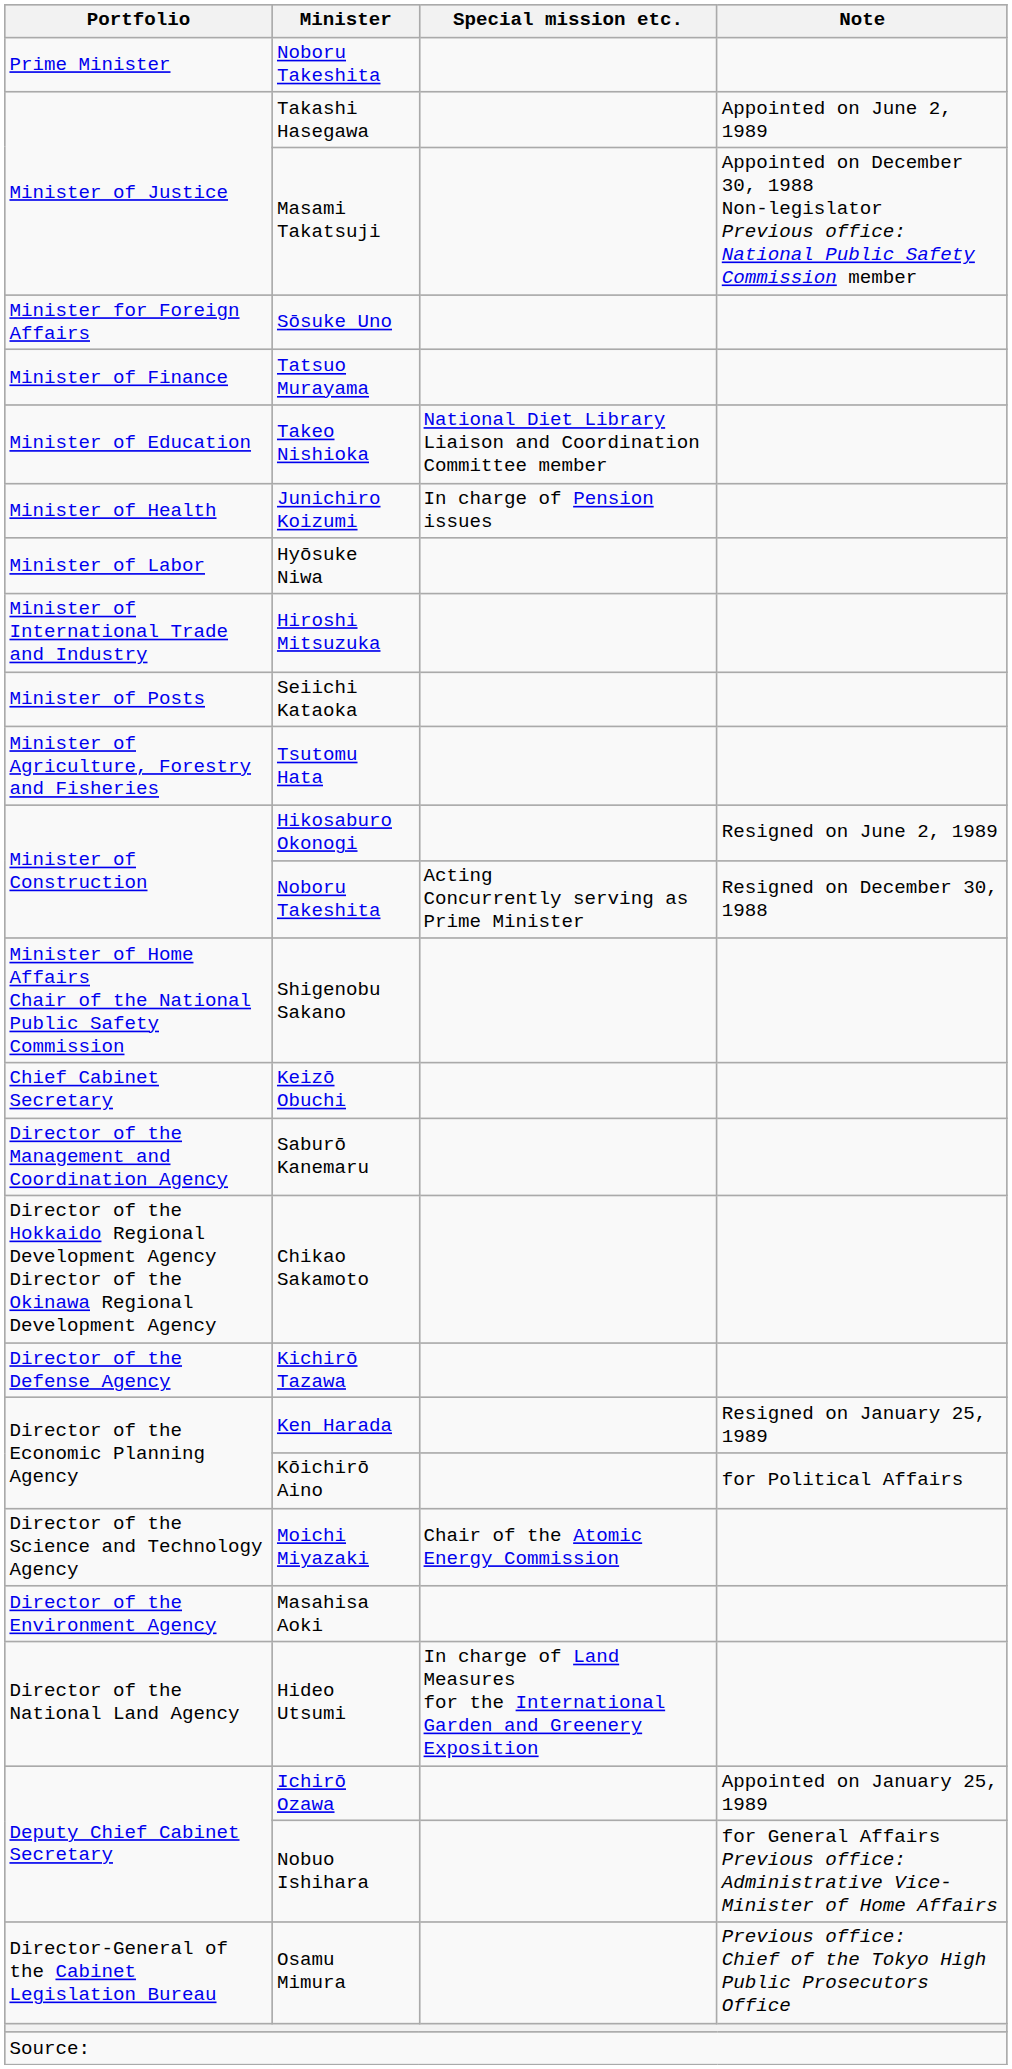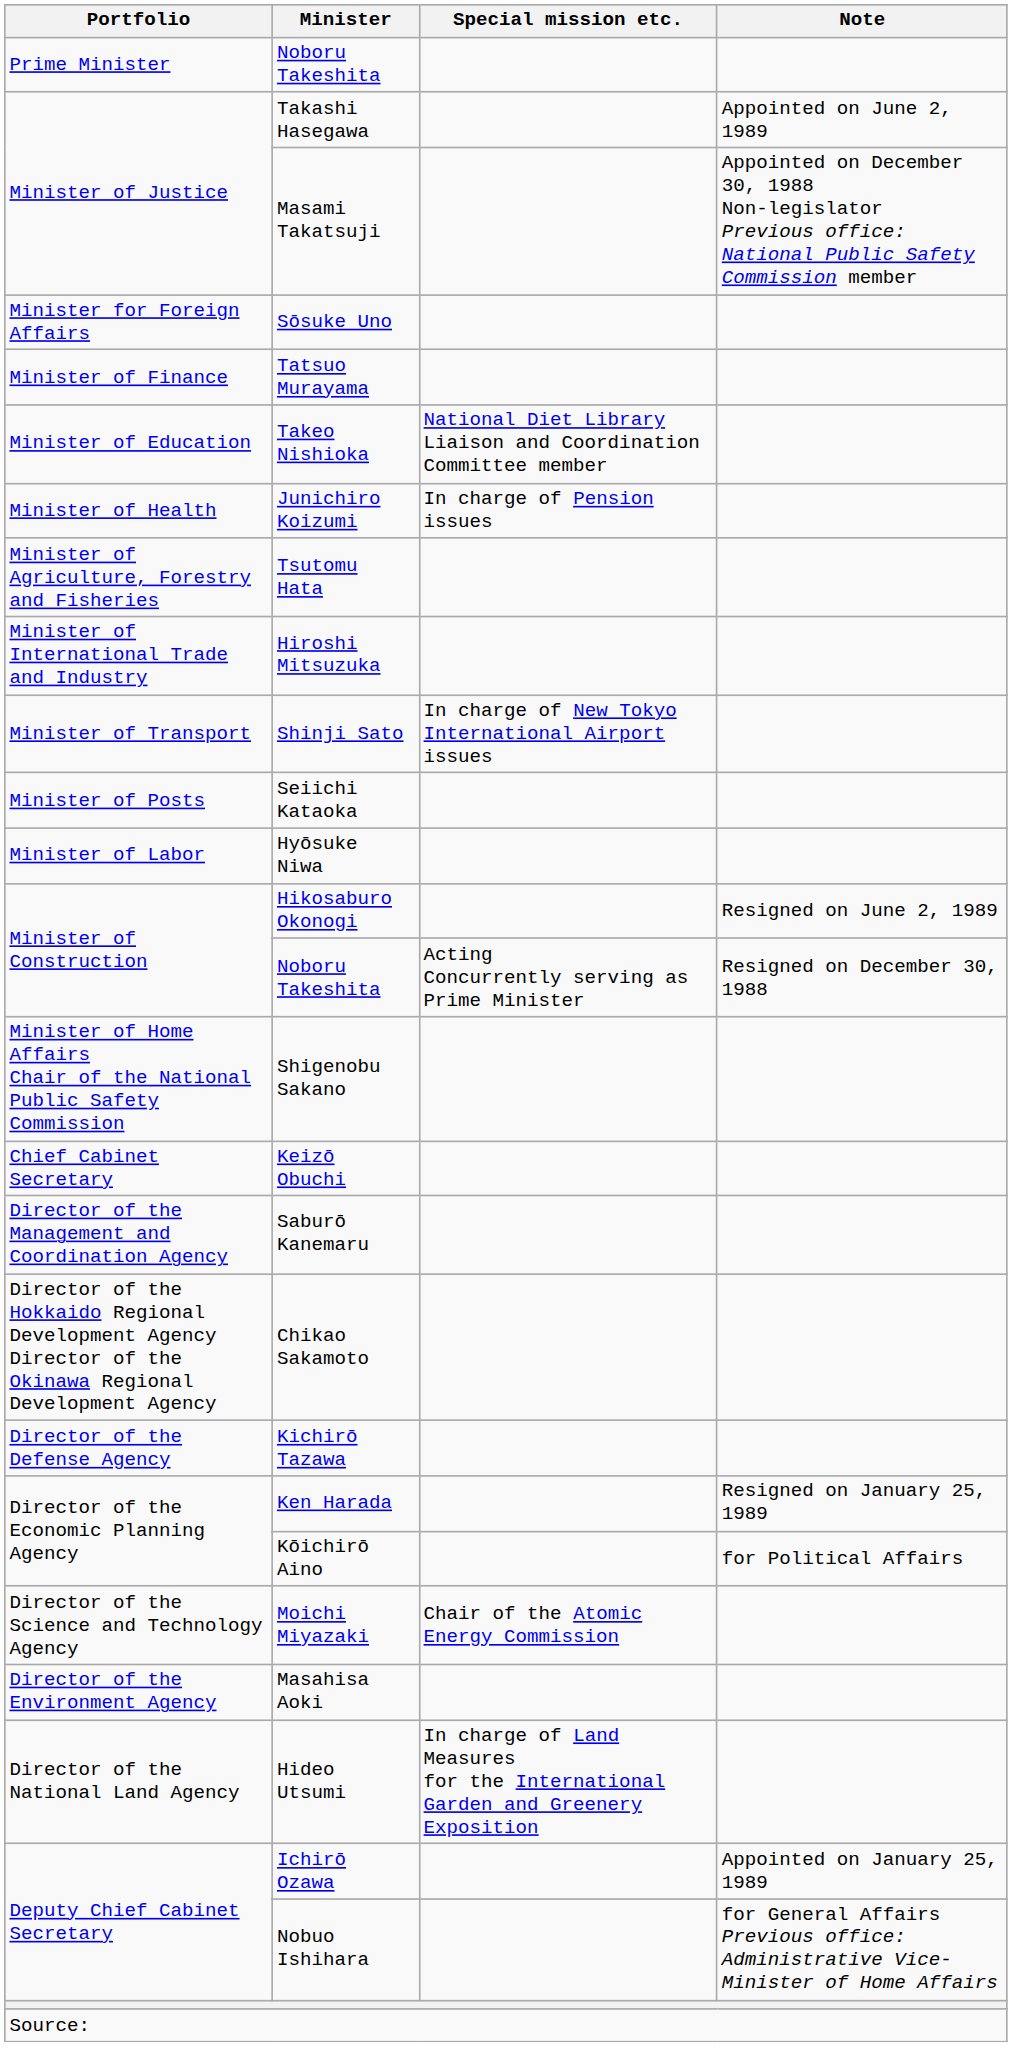rows swapped: (130, 766) <-> (107, 566)
+ row: (130, 733)
- row: (119, 1972)
